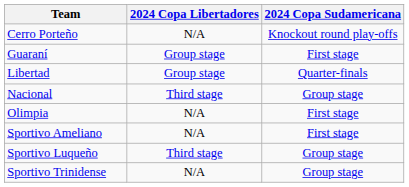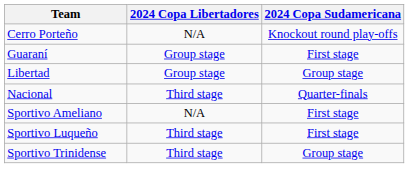(333, 73) Quarter-finals -> (333, 73) Group stage
(333, 93) Group stage -> (333, 93) Quarter-finals
- row: (28, 113)
(333, 152) Group stage -> (333, 133) First stage
(194, 172) N/A -> (194, 152) Third stage
